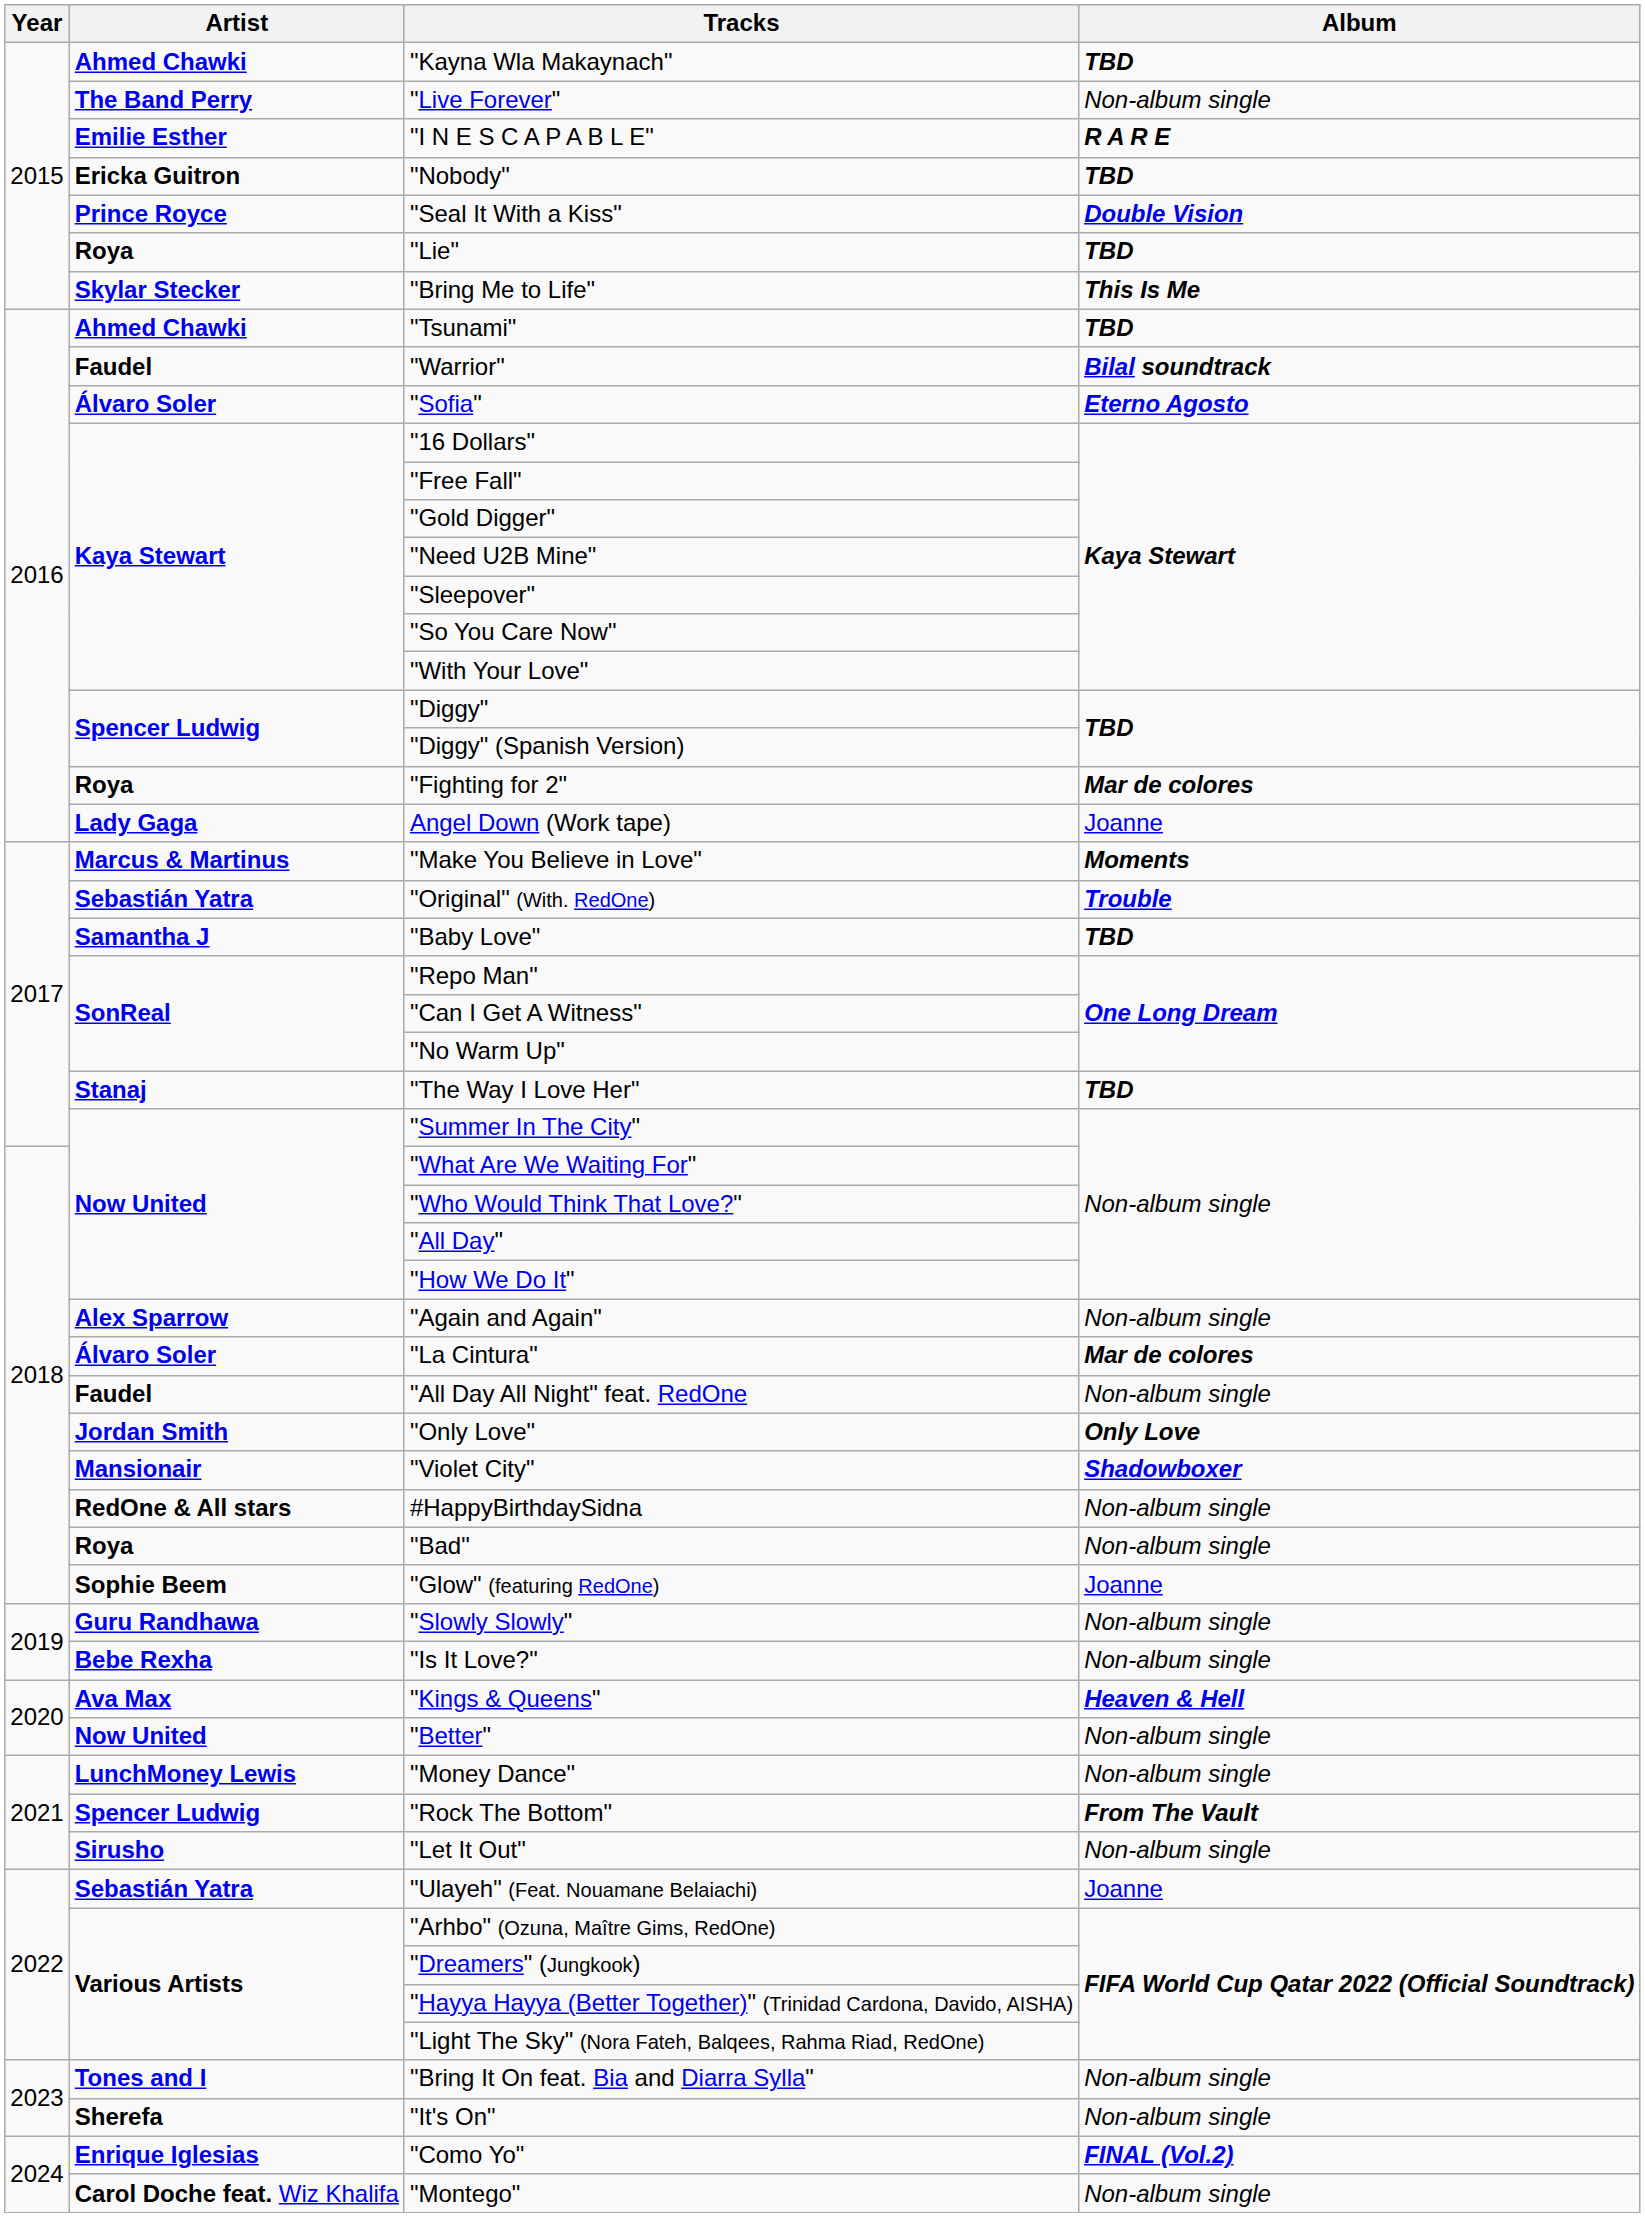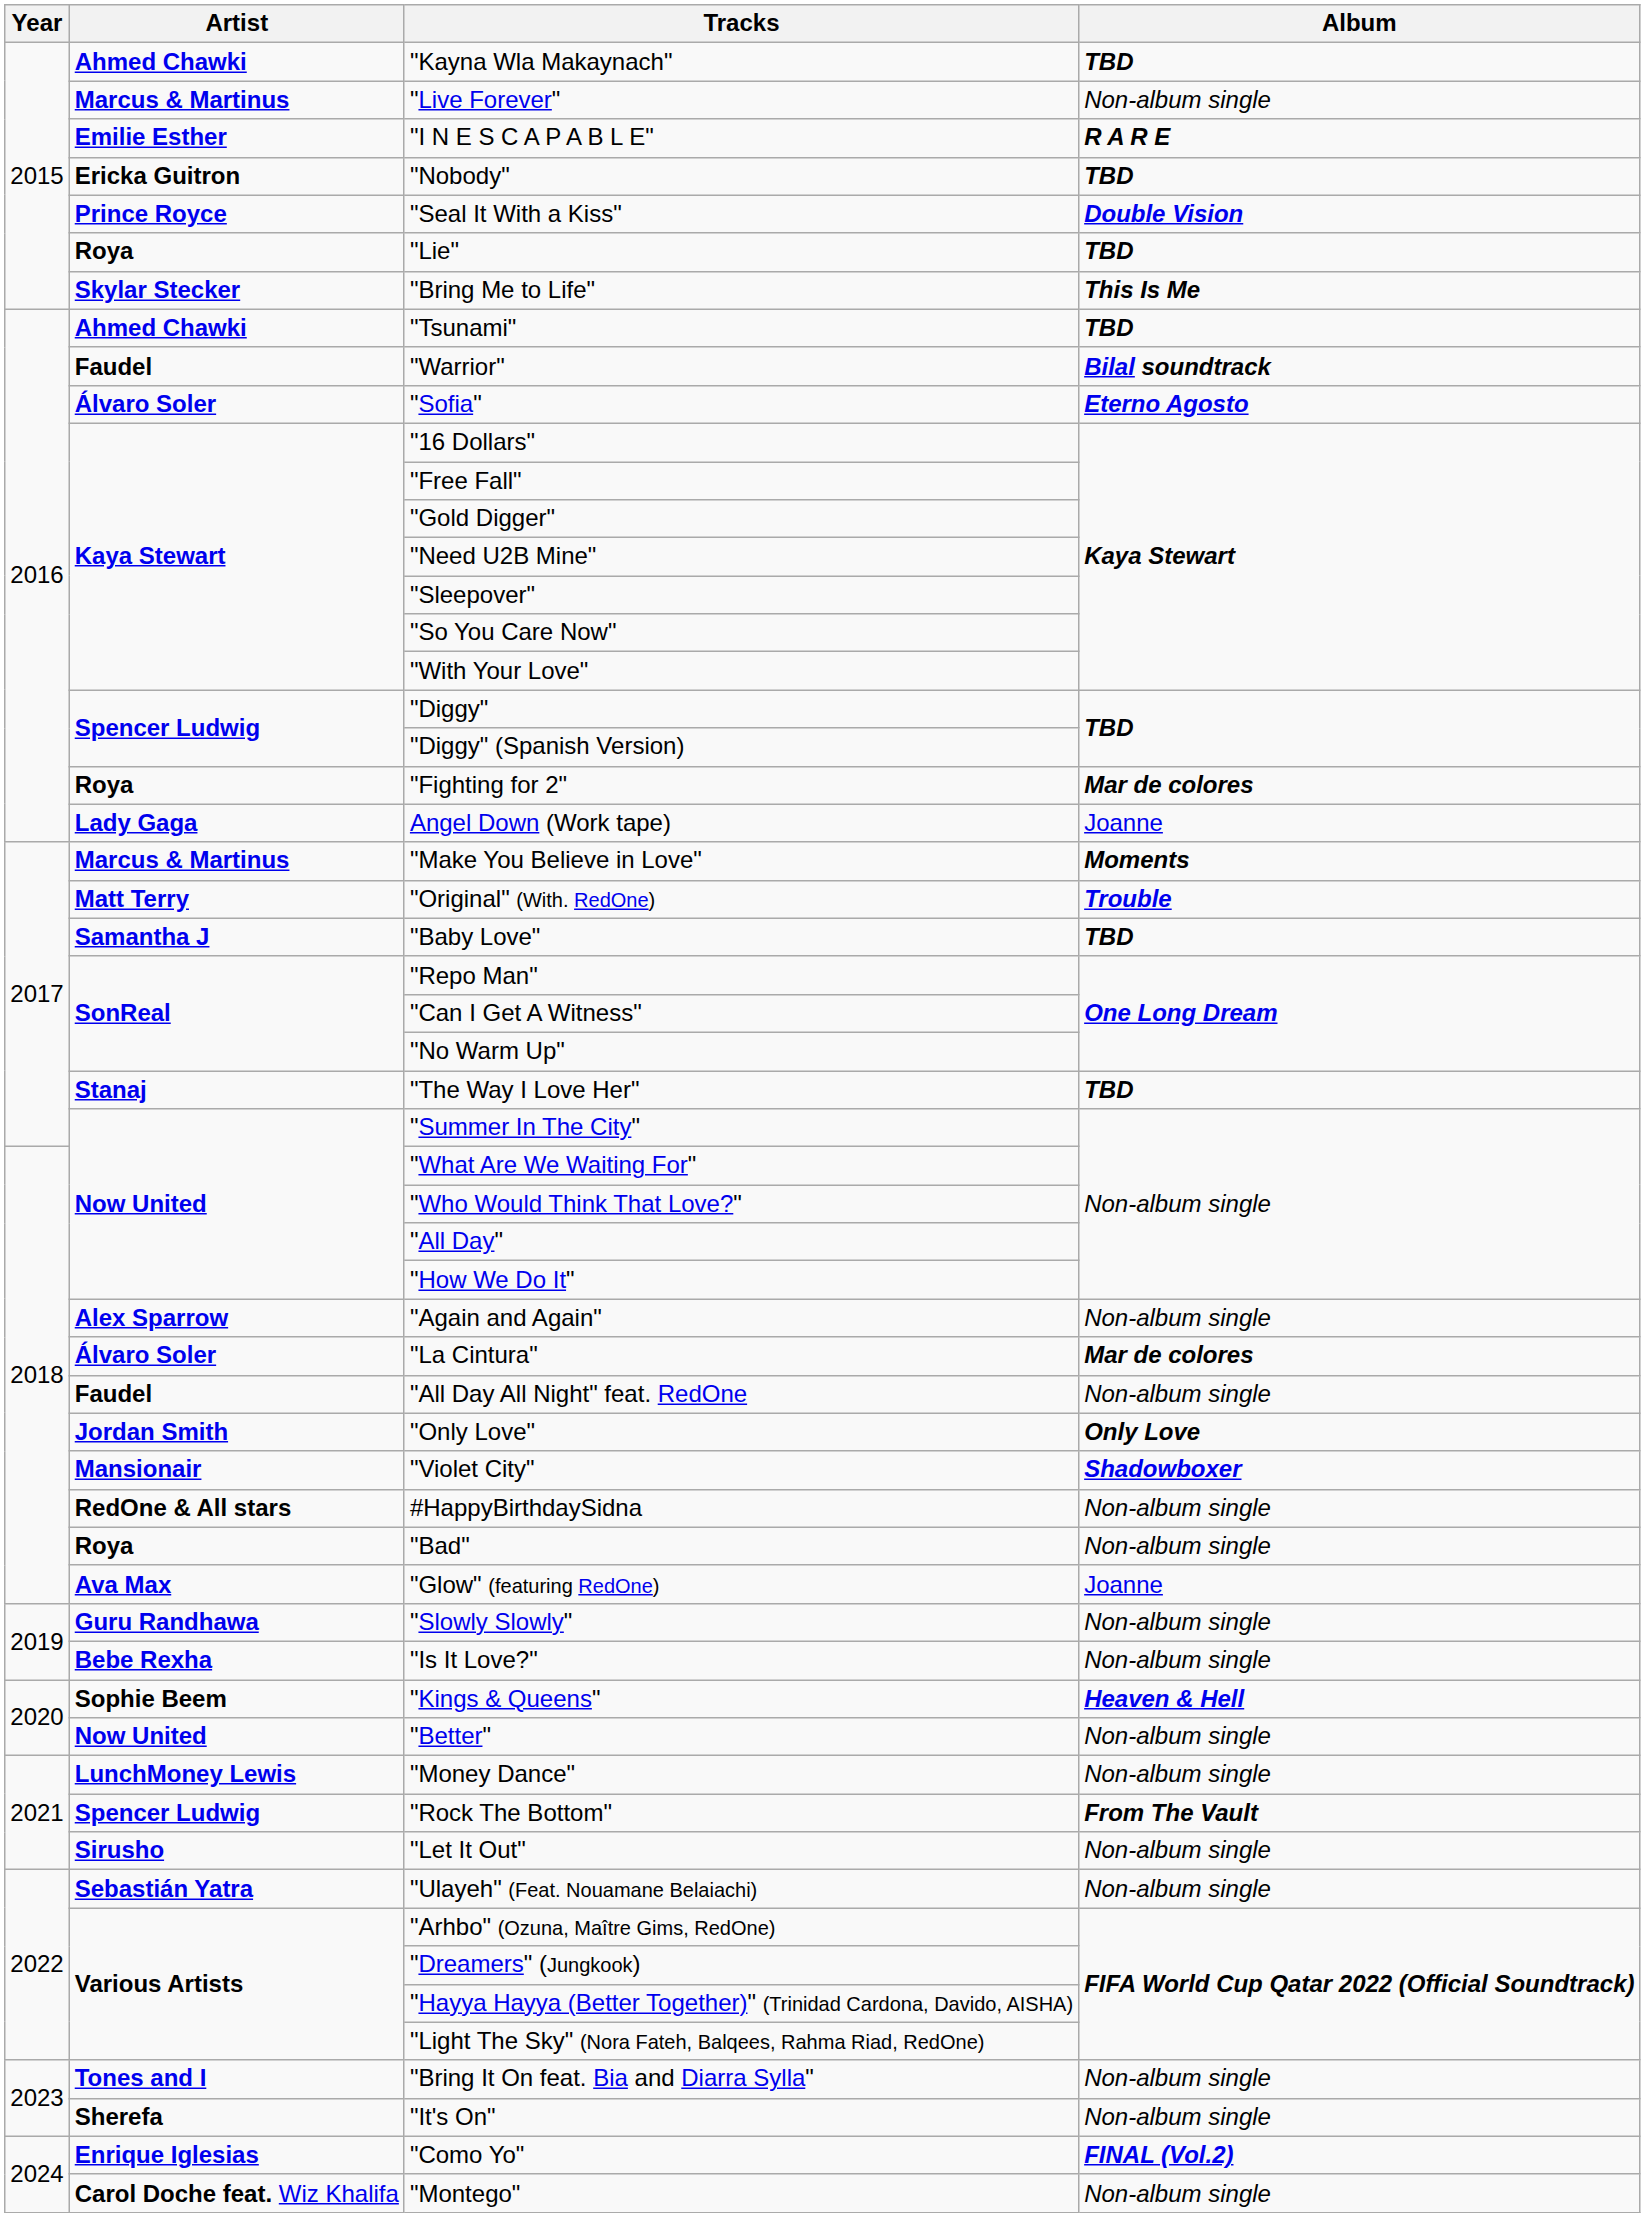(163, 99) The Band Perry -> (182, 99) Marcus & Martinus
(164, 898) Sebastián Yatra -> (132, 898) Matt Terry
(151, 1584) Sophie Beem -> (123, 1584) Ava Max
(123, 1698) Ava Max -> (151, 1698) Sophie Beem
(1124, 1888) Joanne -> (1178, 1888) Non-album single
